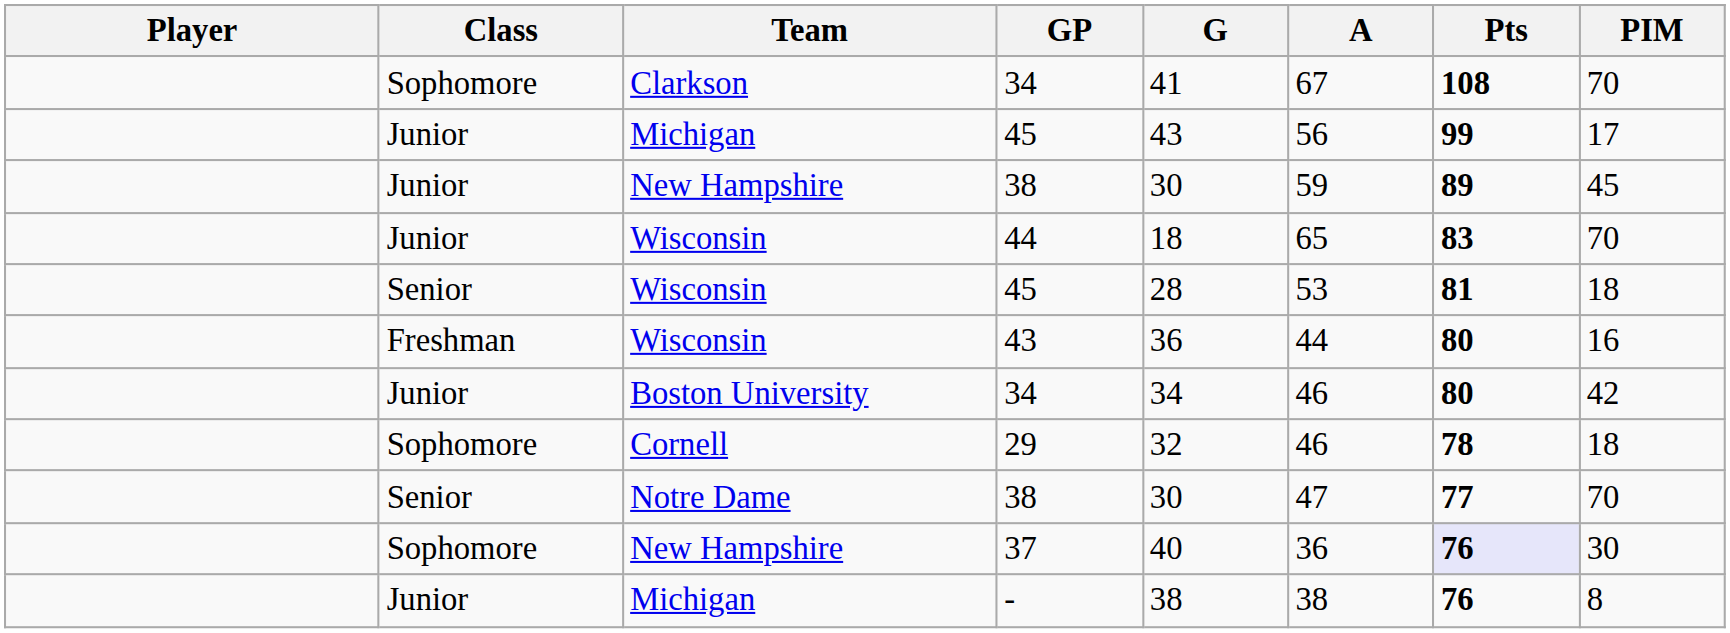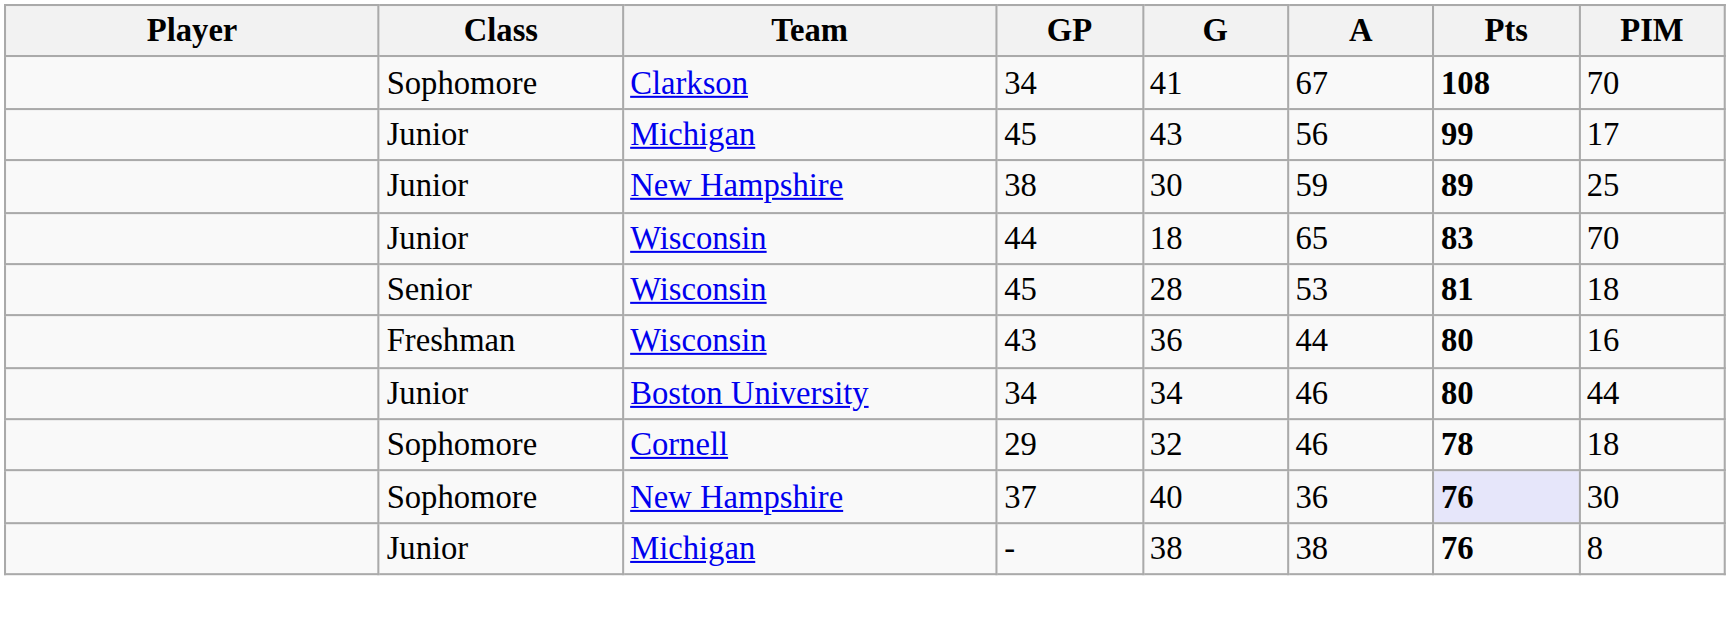(1603, 185) 45 -> (1603, 185) 25
(1603, 392) 42 -> (1603, 392) 44
- row: (710, 496)
